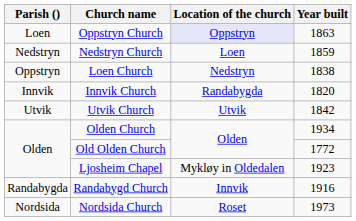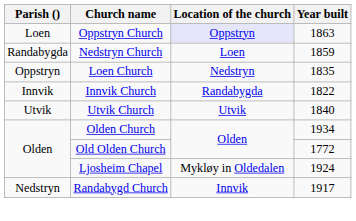(38, 52) Nedstryn -> (38, 52) Randabygda
(322, 71) 1838 -> (322, 71) 1835
(322, 91) 1820 -> (322, 91) 1822
(322, 110) 1842 -> (322, 110) 1840
(322, 168) 1923 -> (322, 168) 1924
(38, 187) Randabygda -> (38, 187) Nedstryn
(322, 187) 1916 -> (322, 187) 1917
- row: (121, 206)
